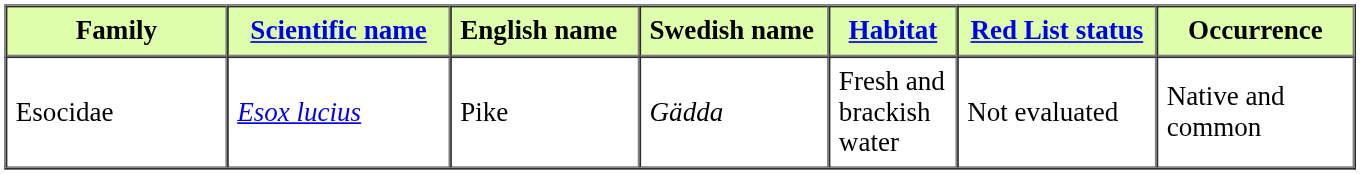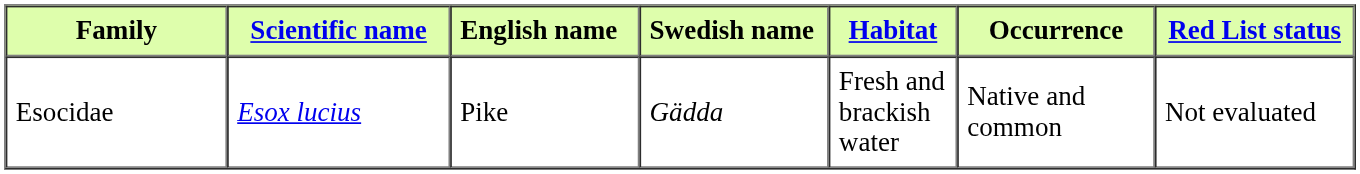columns swapped: (1255, 30) <-> (1057, 30)
